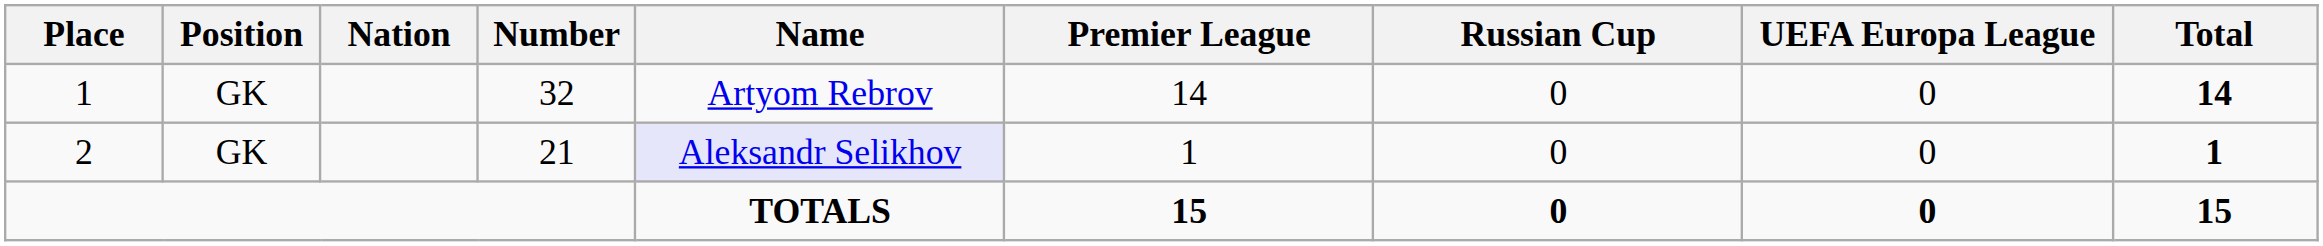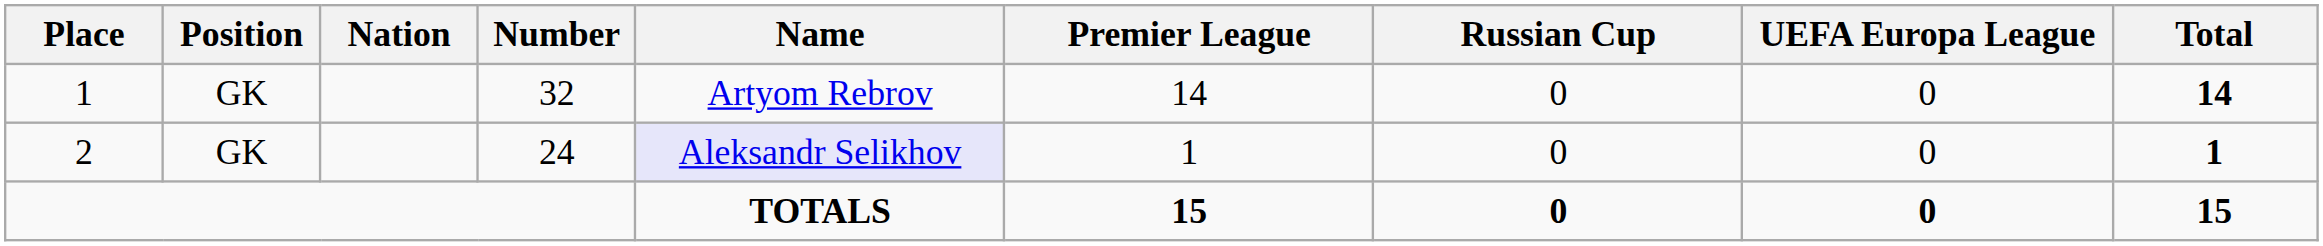(557, 151) 21 -> (557, 151) 24
